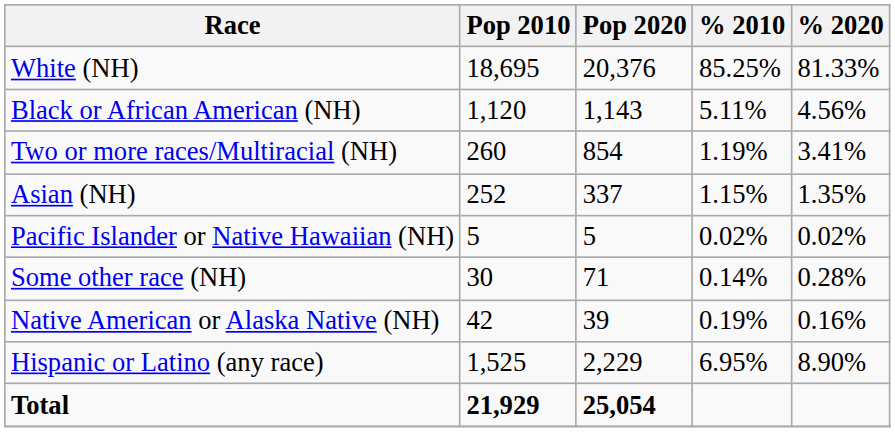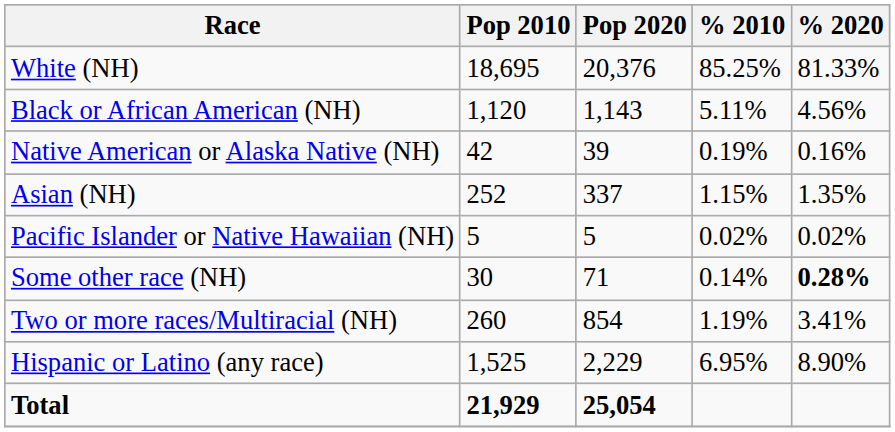rows swapped: (225, 320) <-> (204, 151)
(832, 278) normal -> (834, 278) bold
